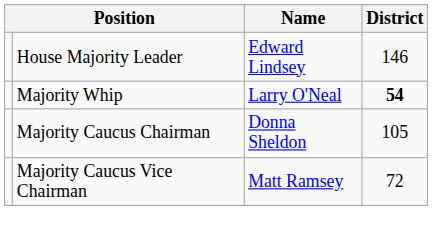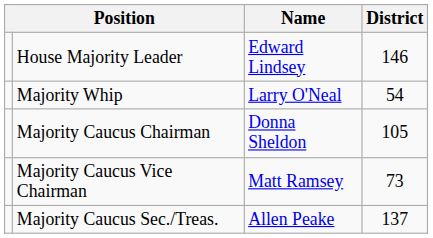(395, 94) bold -> (395, 94) normal
(395, 181) 72 -> (395, 181) 73
+ row: (118, 219)
